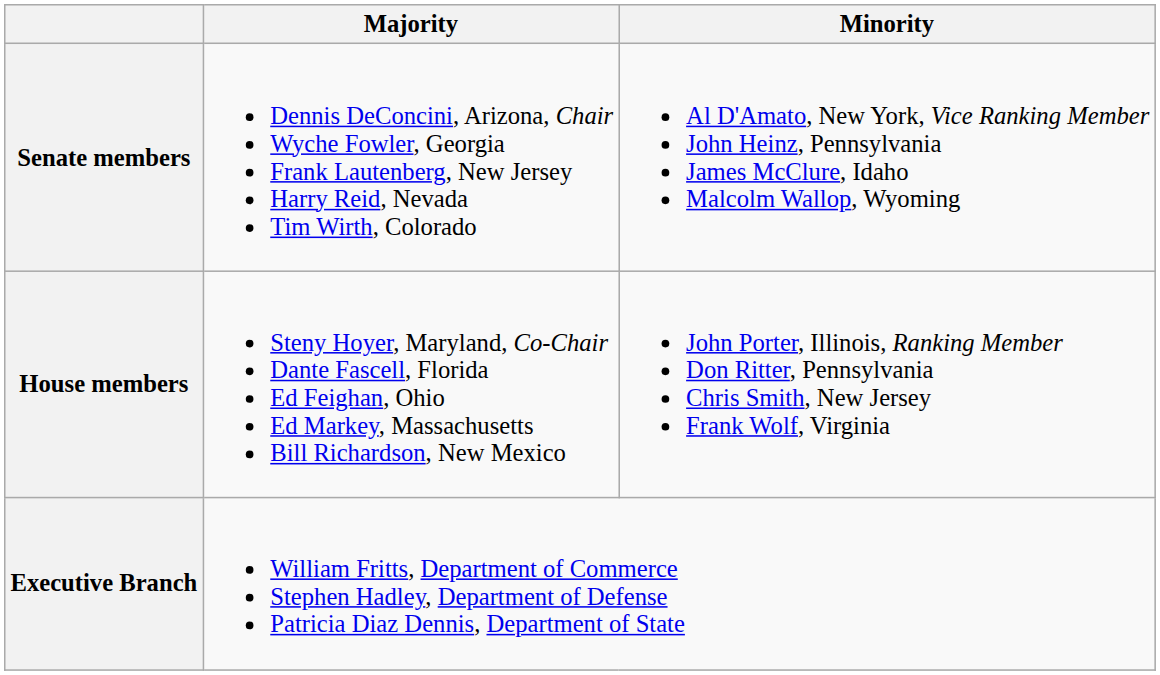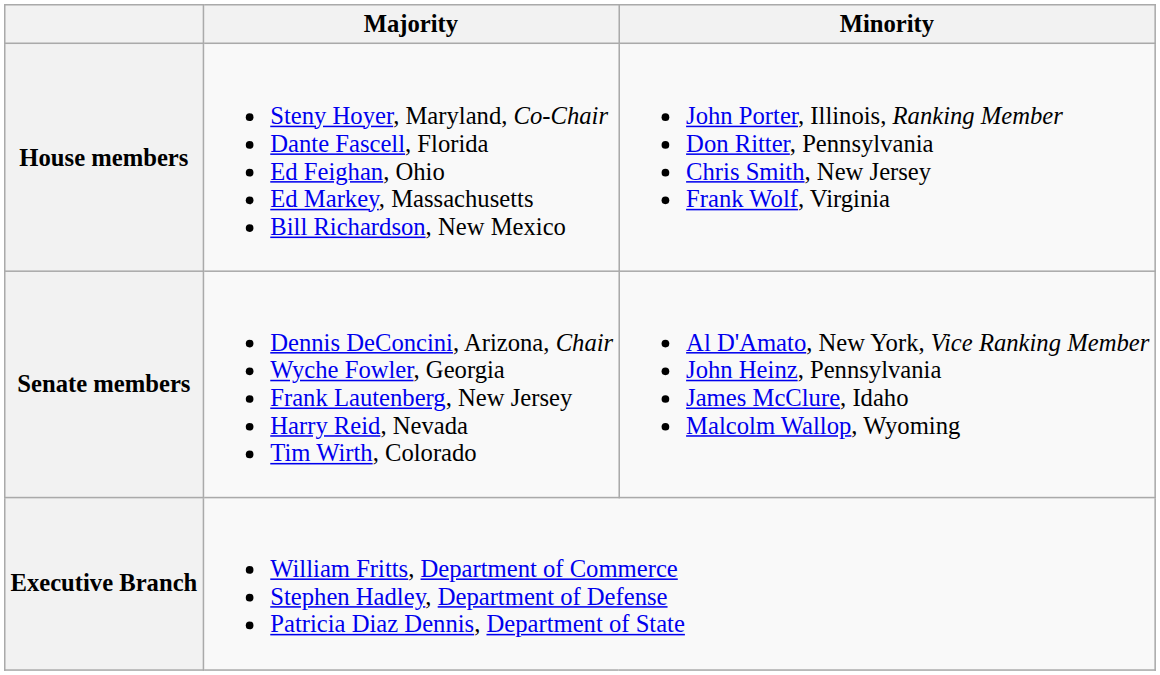rows swapped: (104, 157) <-> (104, 384)
